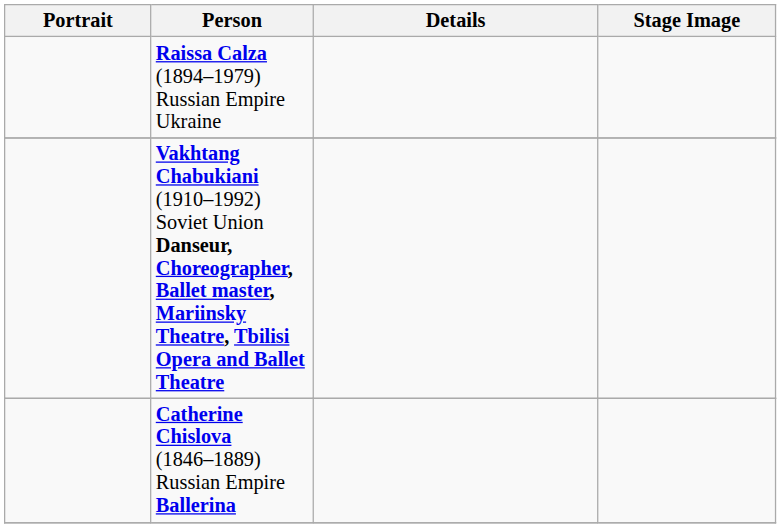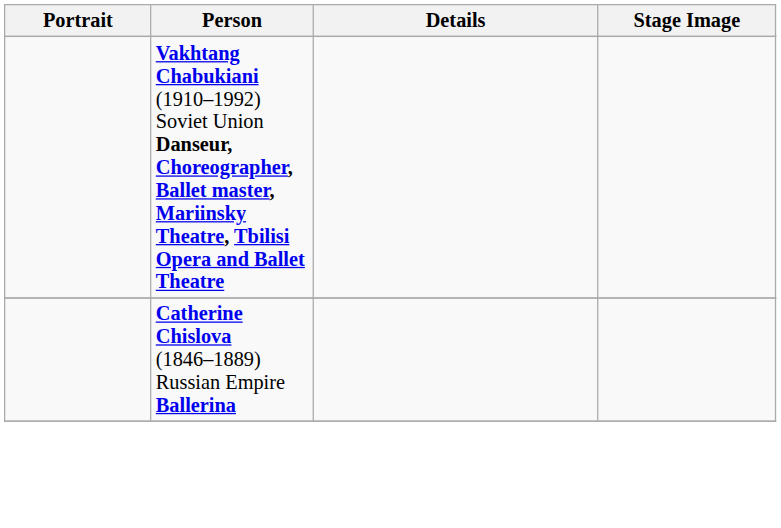- row: (220, 87)
